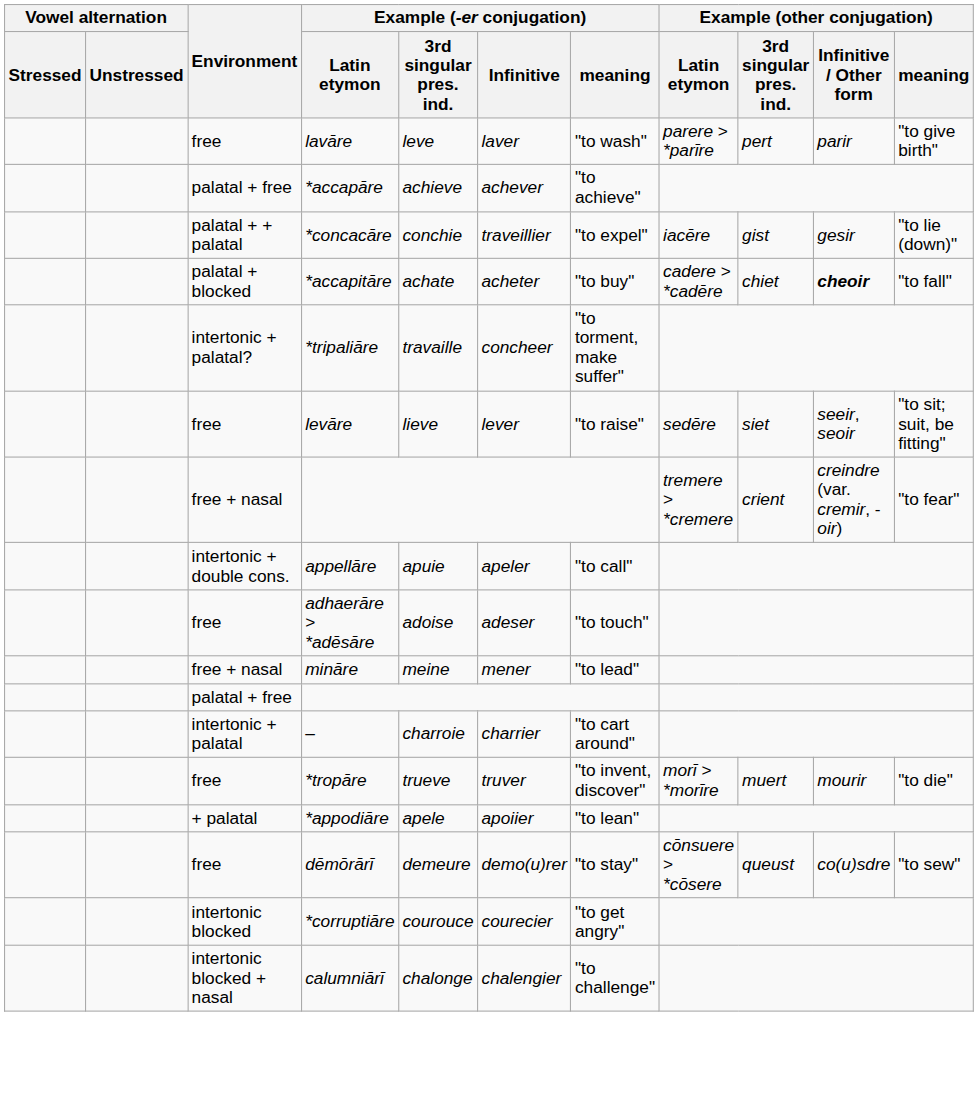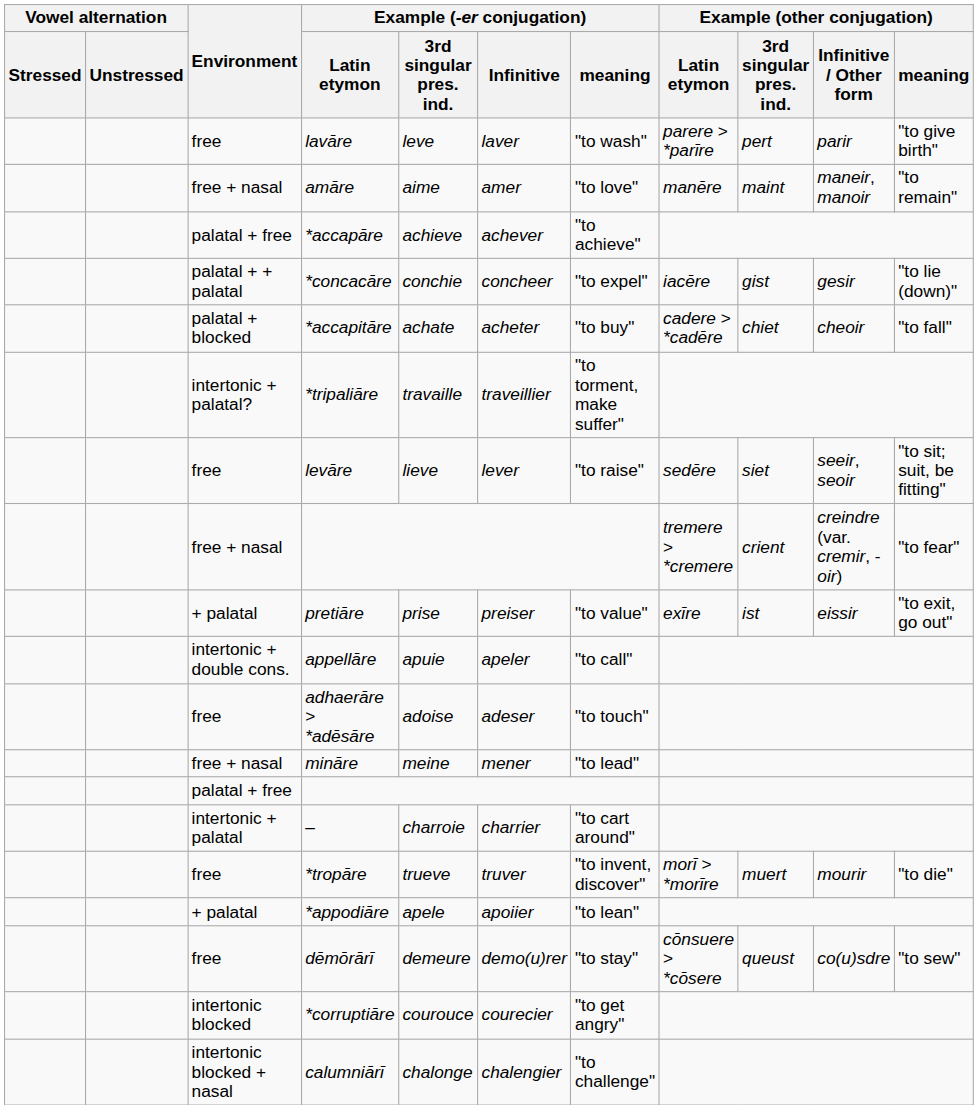+ row: (237, 187)
(516, 234) traveillier -> (517, 281) concheer
(843, 281) bold -> (841, 328) normal
(517, 347) concheer -> (516, 394) traveillier
+ row: (224, 613)
